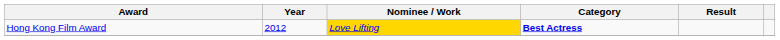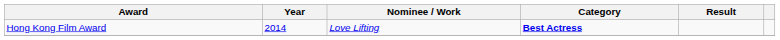(275, 27) 2012 -> (275, 27) 2014
(354, 27) gold background -> (354, 27) no background
